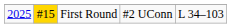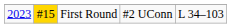(19, 14) 2025 -> (19, 14) 2023
